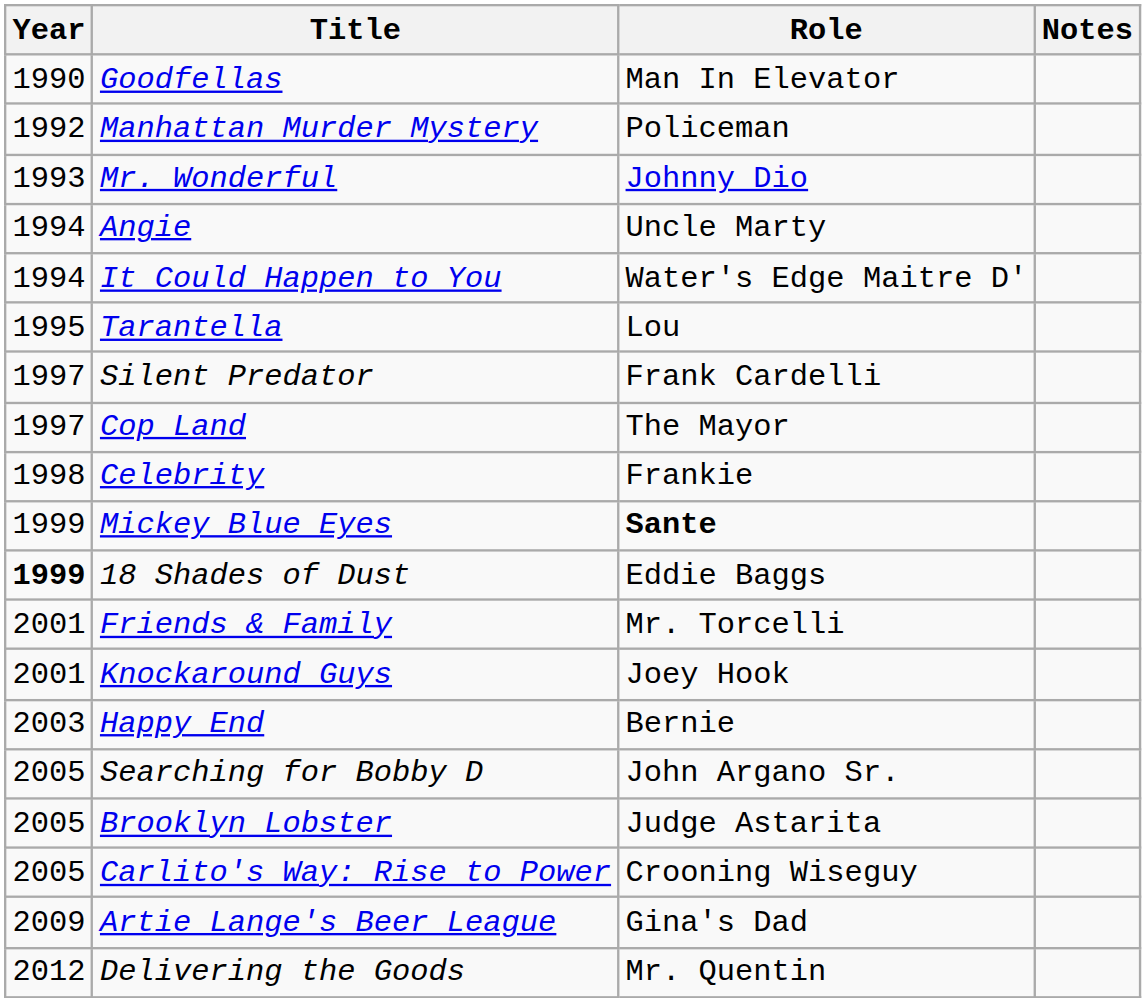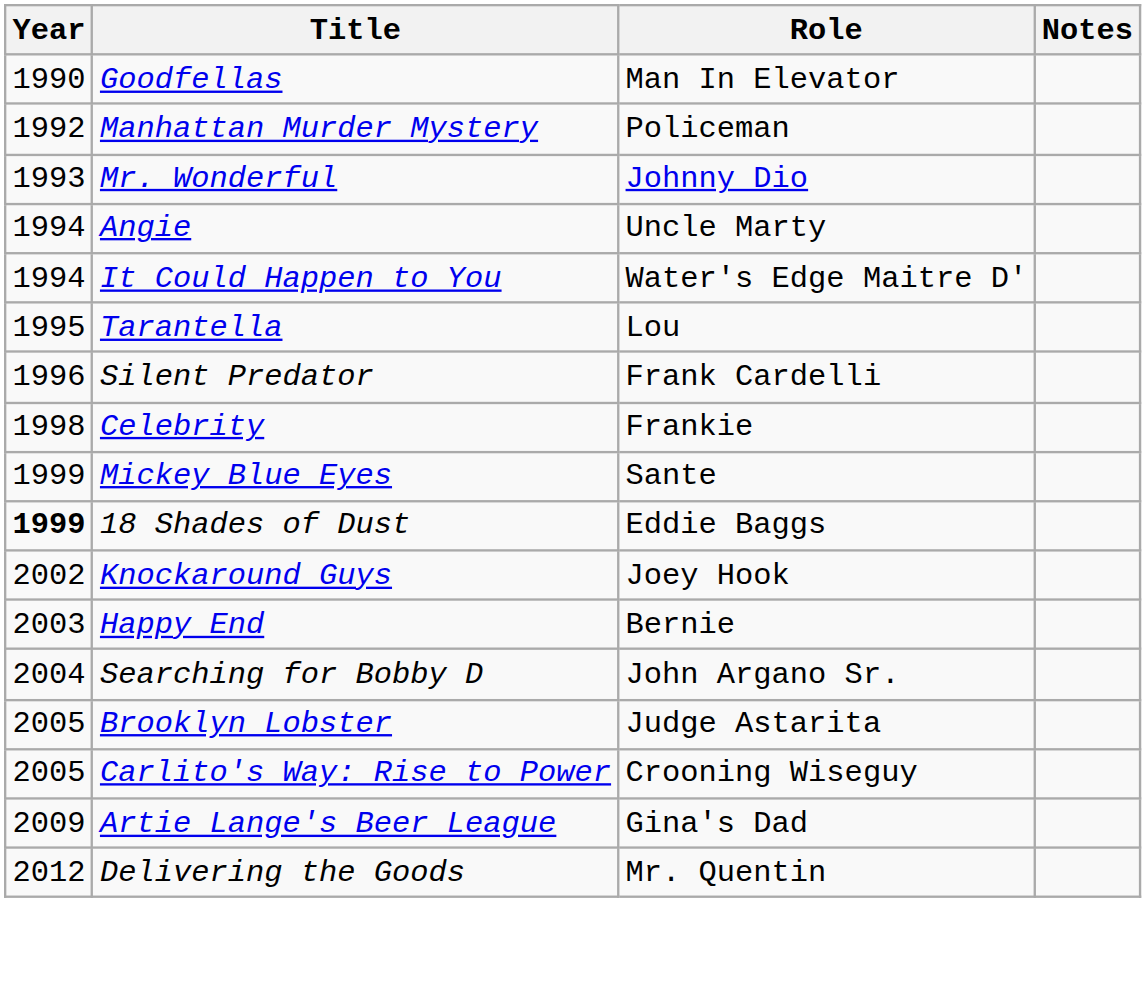(49, 377) 1997 -> (49, 377) 1996
- row: (173, 427)
(671, 526) bold -> (671, 476) normal
- row: (246, 625)
(49, 674) 2001 -> (49, 575) 2002
(49, 774) 2005 -> (49, 674) 2004
